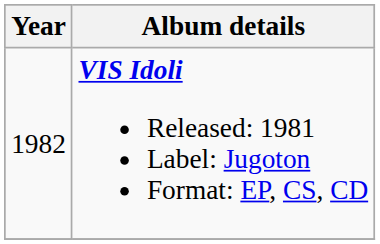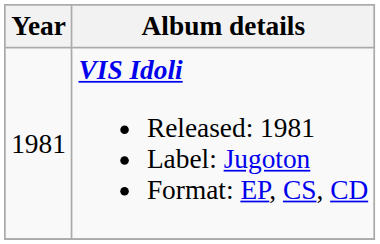(39, 143) 1982 -> (39, 143) 1981
